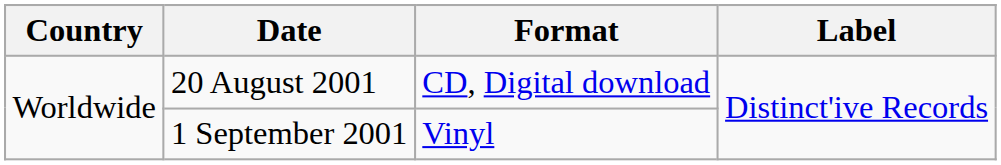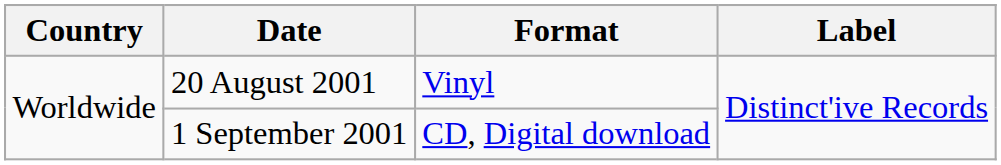(566, 81) CD, Digital download -> (458, 81) Vinyl
(458, 133) Vinyl -> (566, 133) CD, Digital download
